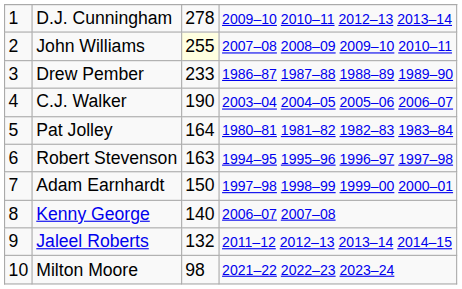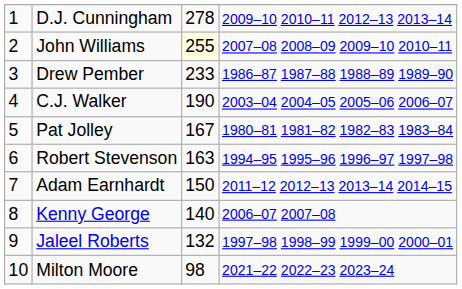(200, 130) 164 -> (200, 130) 167
(338, 186) 1997–98 1998–99 1999–00 2000–01 -> (337, 186) 2011–12 2012–13 2013–14 2014–15
(337, 242) 2011–12 2012–13 2013–14 2014–15 -> (338, 242) 1997–98 1998–99 1999–00 2000–01
